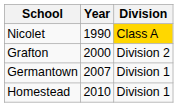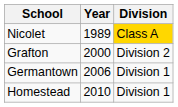(97, 33) 1990 -> (97, 33) 1989
(97, 72) 2007 -> (97, 72) 2006
